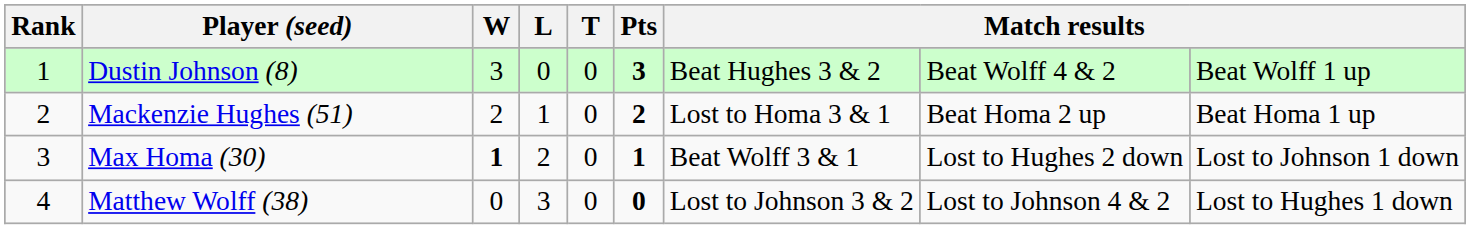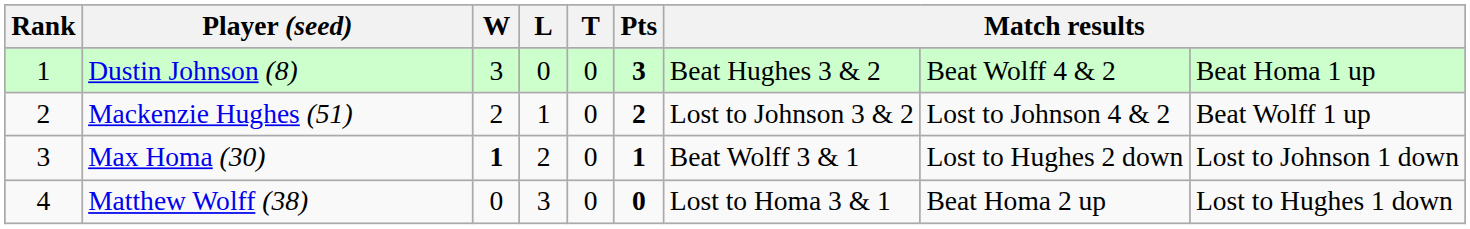(1283, 69) Beat Wolff 1 up -> (1286, 69) Beat Homa 1 up
(780, 113) Lost to Homa 3 & 1 -> (792, 113) Lost to Johnson 3 & 2
(1016, 113) Beat Homa 2 up -> (1048, 113) Lost to Johnson 4 & 2
(1286, 113) Beat Homa 1 up -> (1283, 113) Beat Wolff 1 up
(792, 200) Lost to Johnson 3 & 2 -> (780, 200) Lost to Homa 3 & 1
(1048, 200) Lost to Johnson 4 & 2 -> (1016, 200) Beat Homa 2 up
